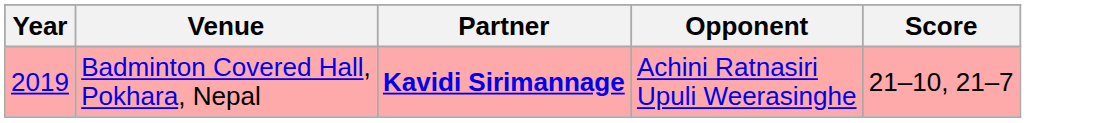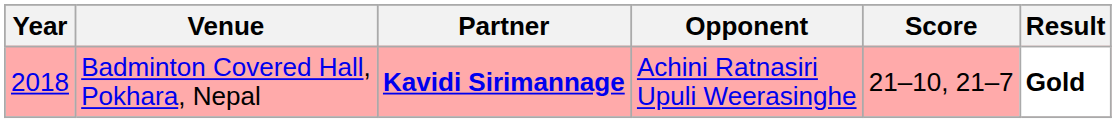+ column: (1066, 26)
(40, 82) 2019 -> (40, 82) 2018
